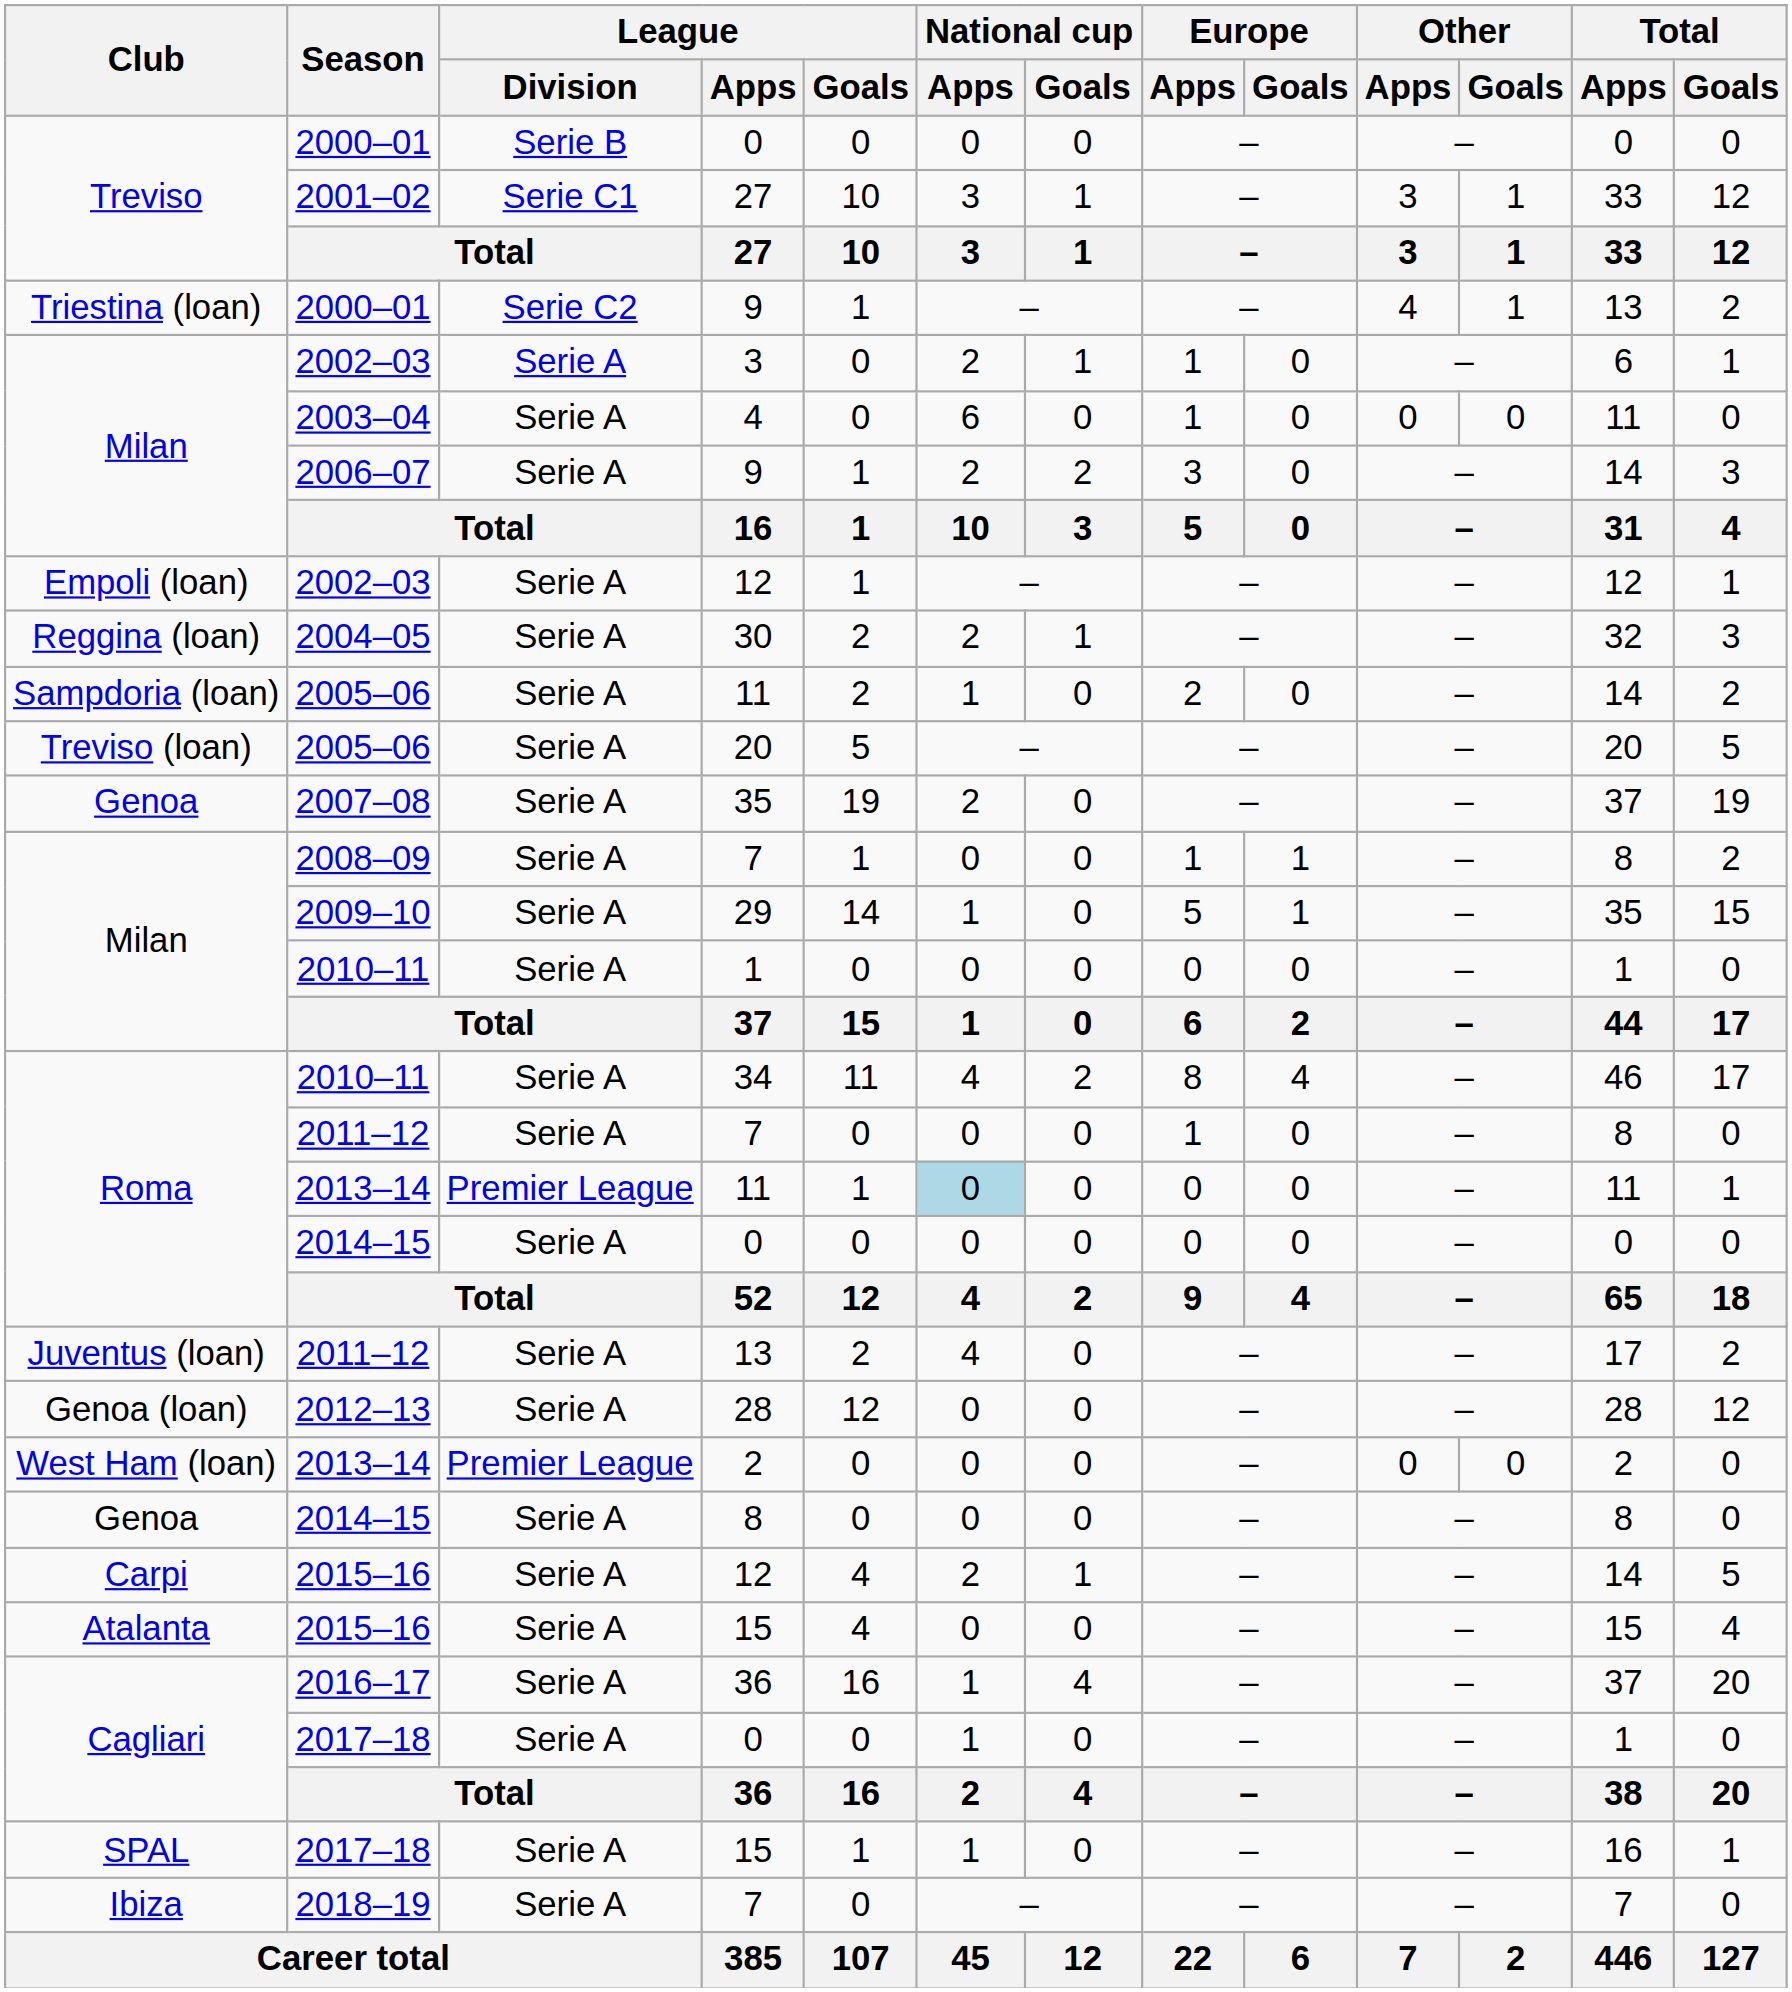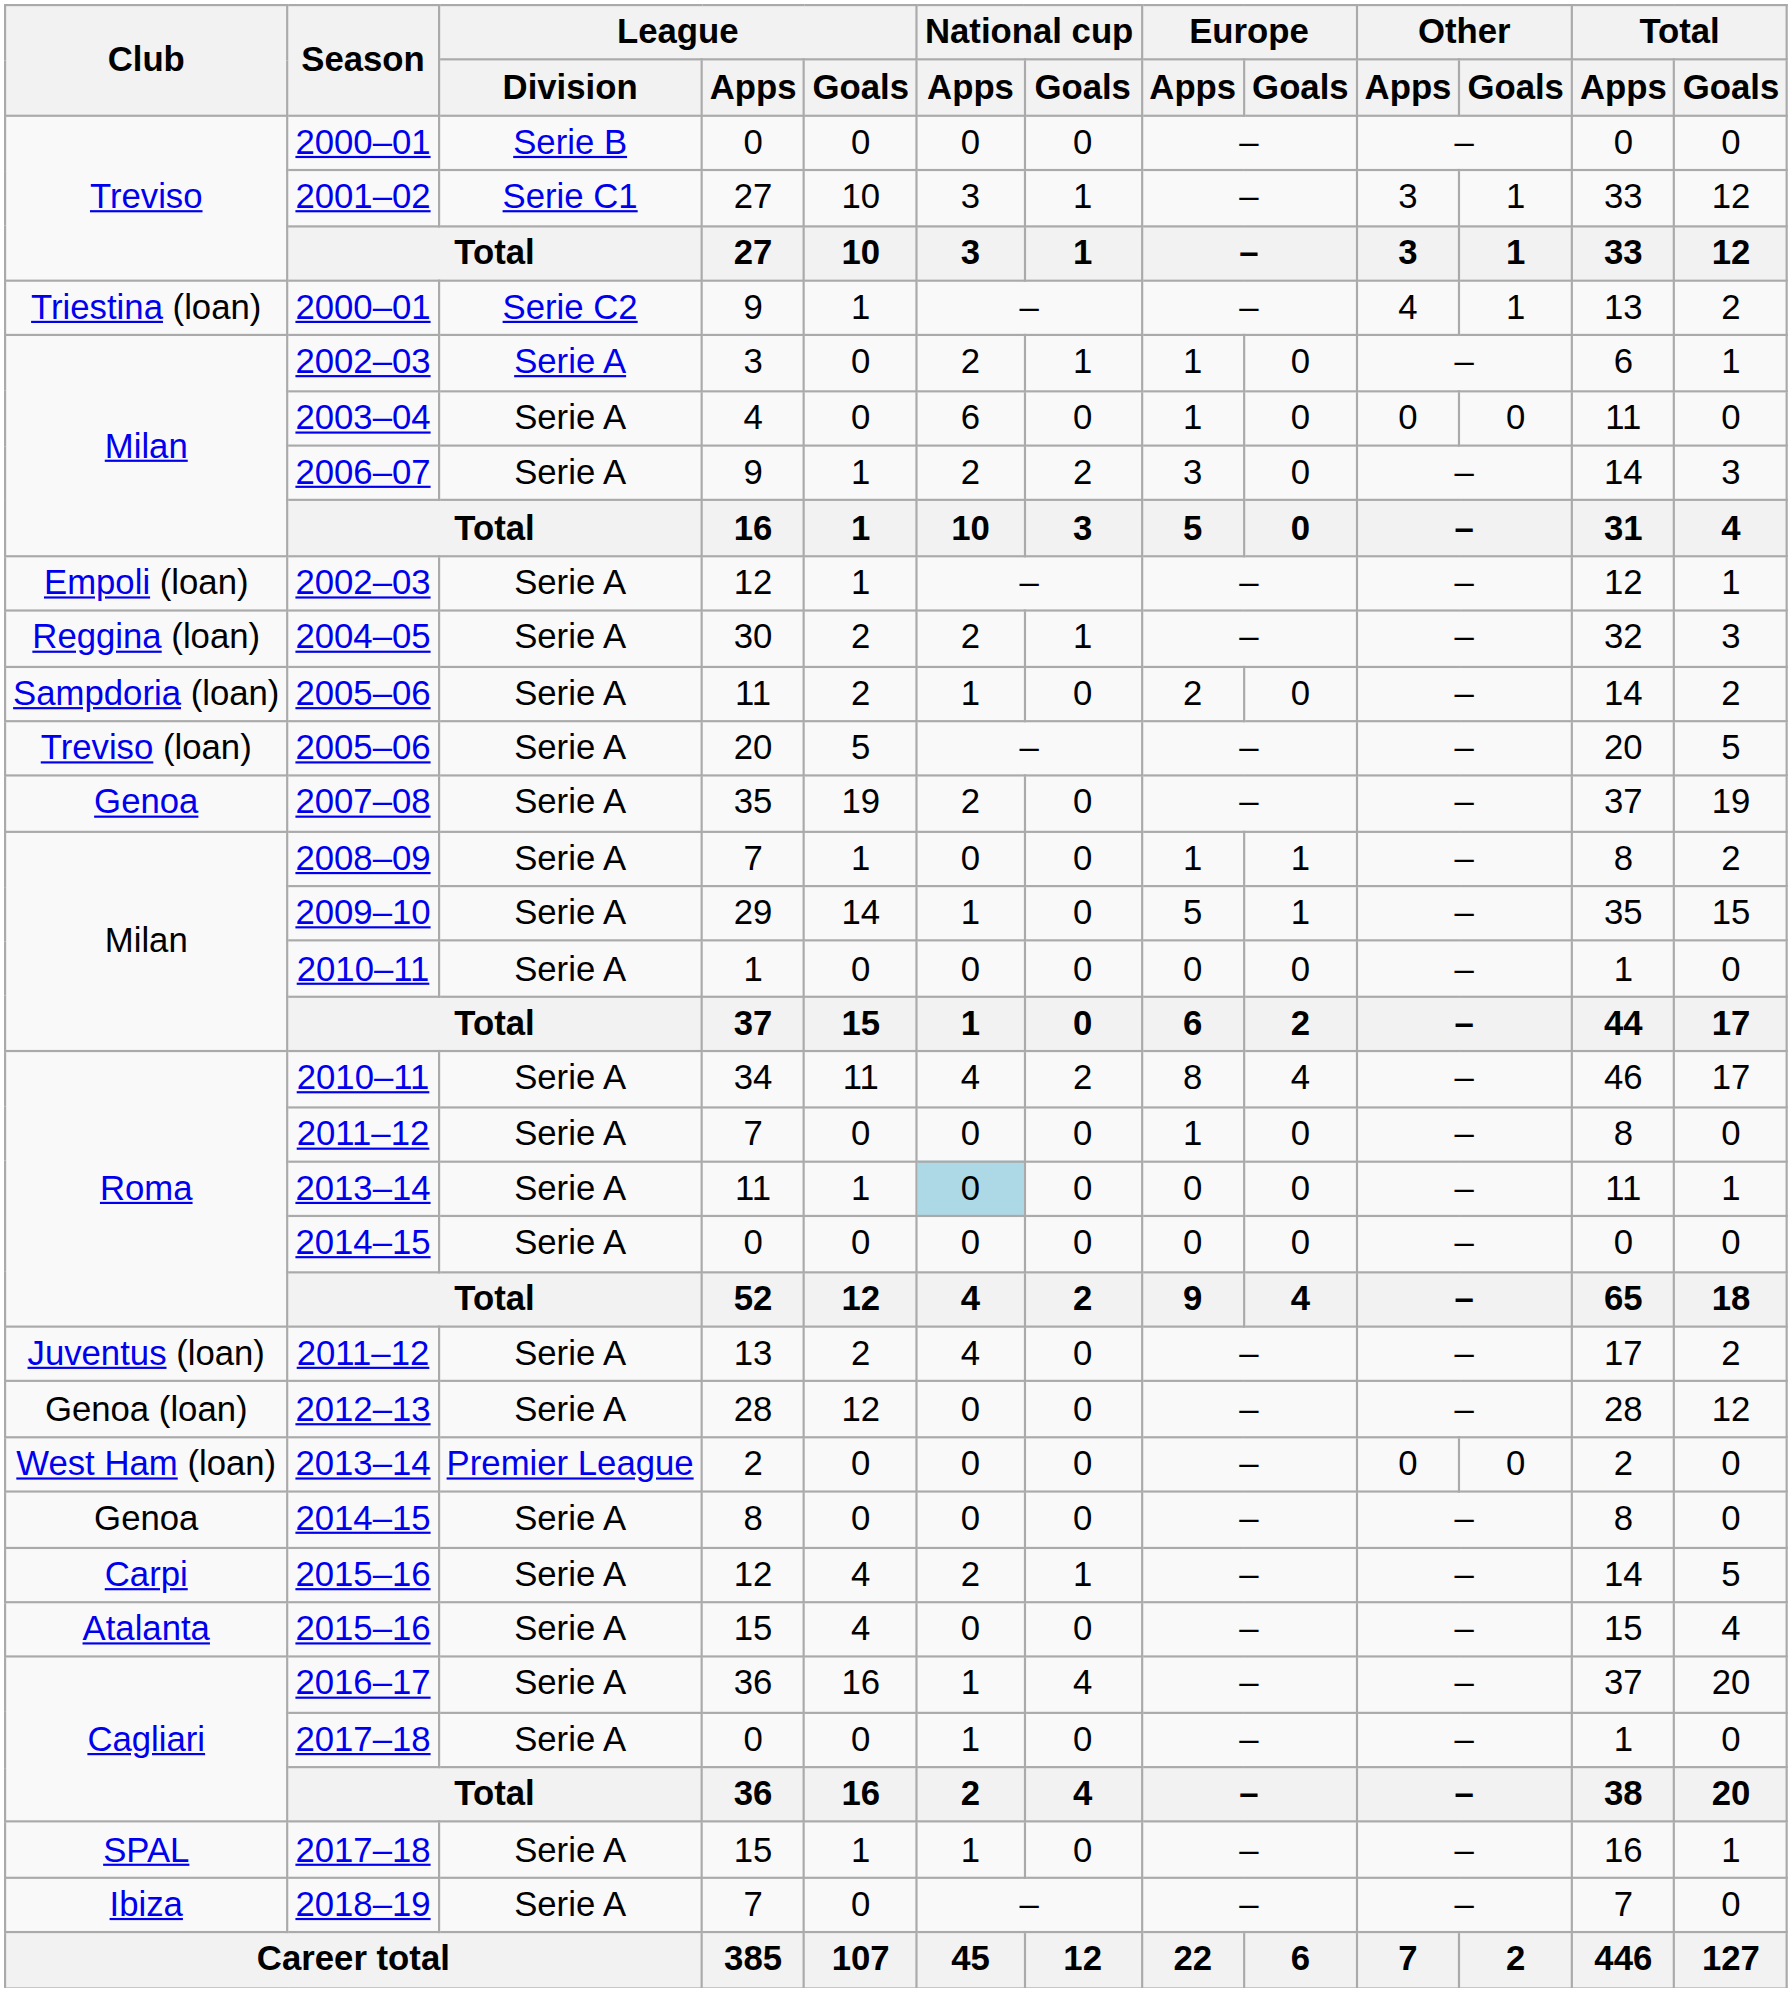(570, 1188) Premier League -> (570, 1188) Serie A
